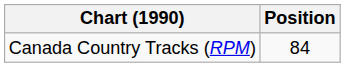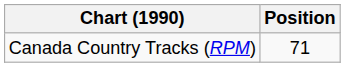(300, 47) 84 -> (300, 47) 71
